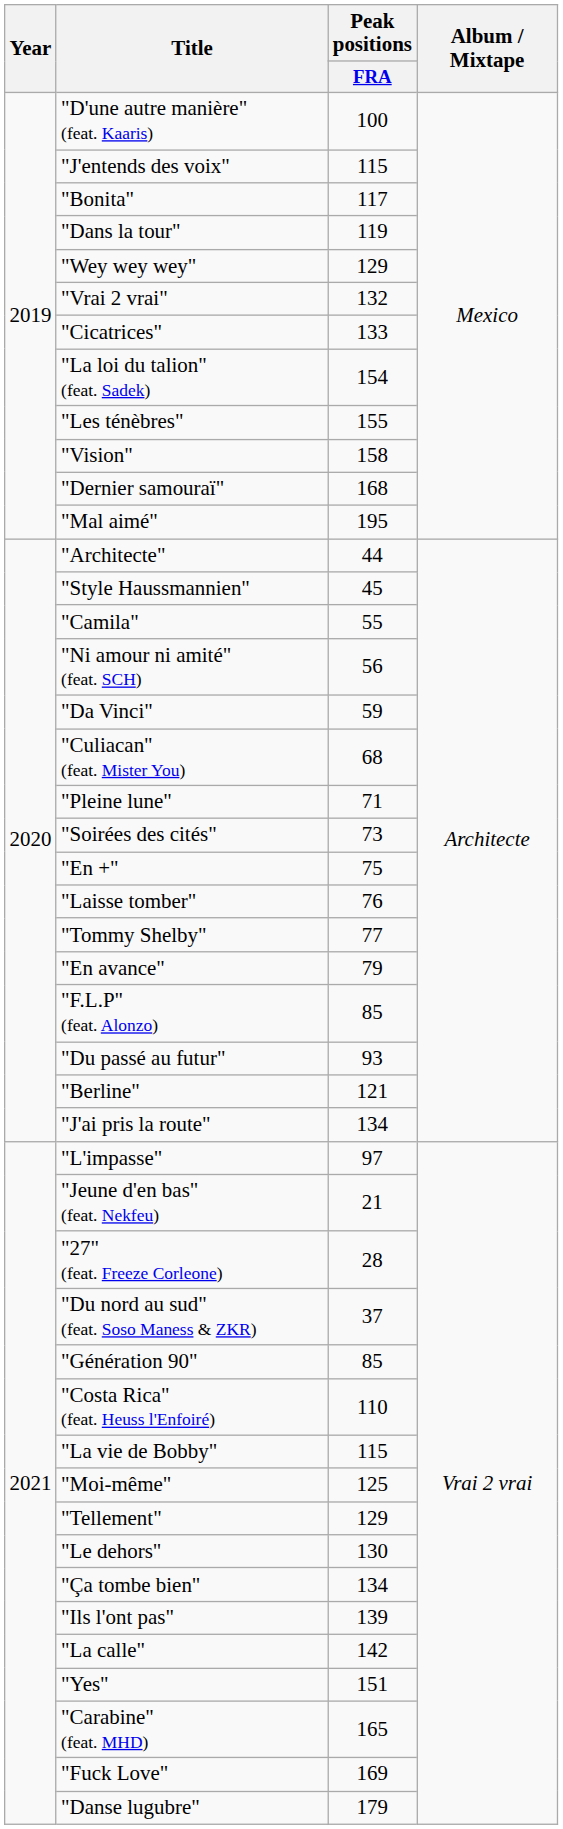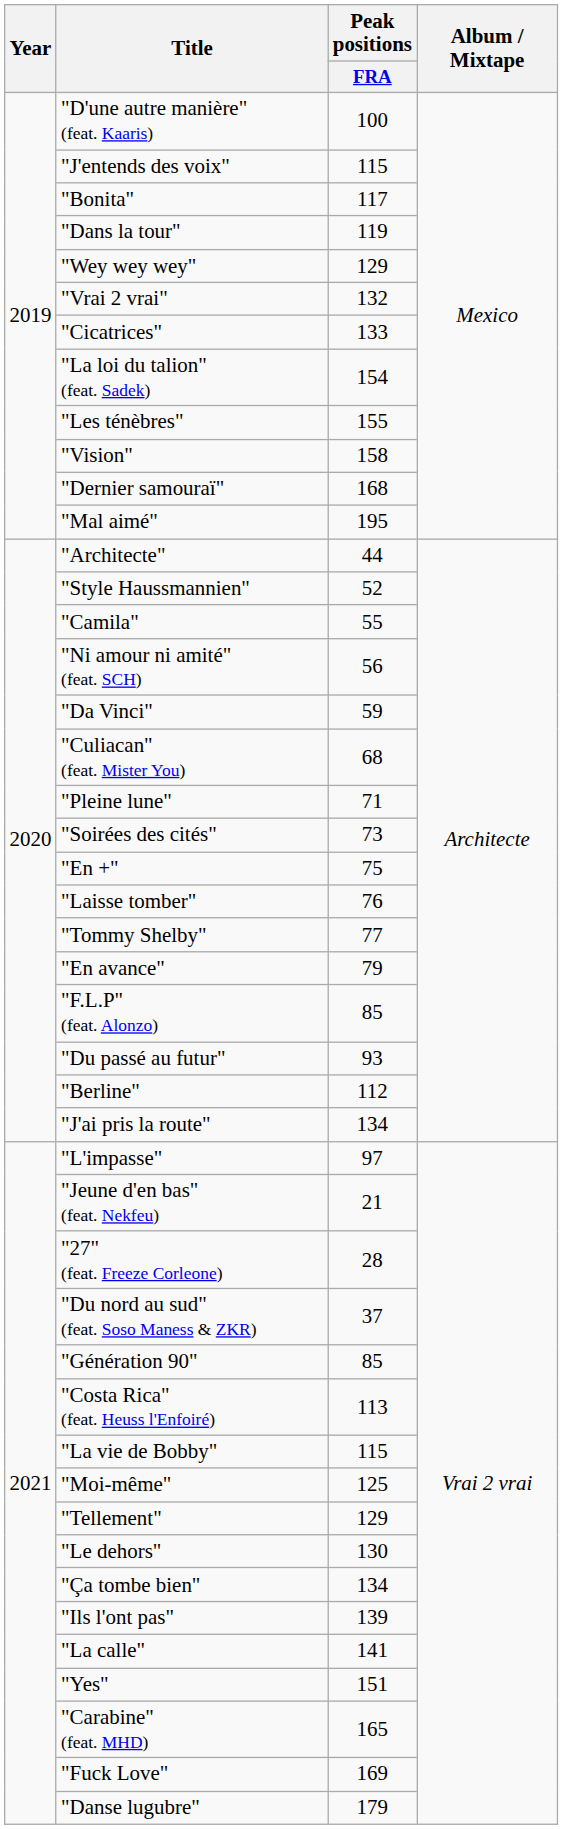(372, 588) 45 -> (372, 588) 52
(372, 1091) 121 -> (372, 1091) 112
(372, 1406) 110 -> (372, 1406) 113
(372, 1650) 142 -> (372, 1650) 141
